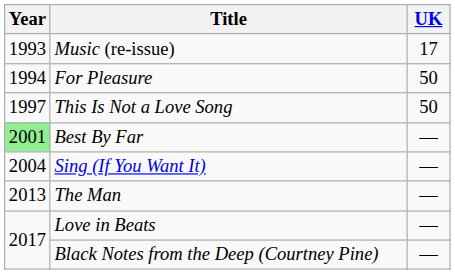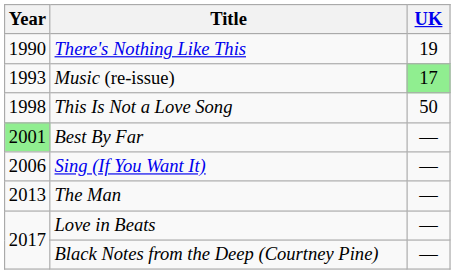+ row: (150, 48)
(428, 48) no background -> (428, 78) lightgreen background
- row: (103, 78)
(27, 107) 1997 -> (27, 107) 1998
(27, 166) 2004 -> (27, 166) 2006
